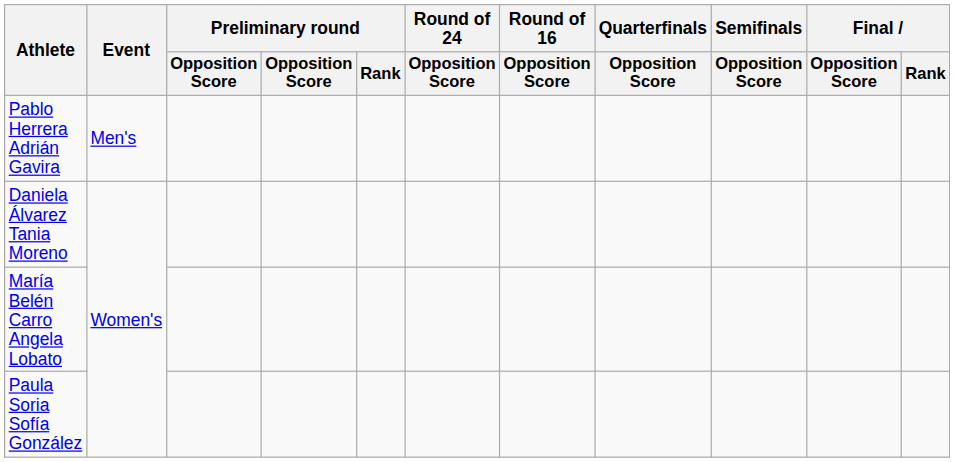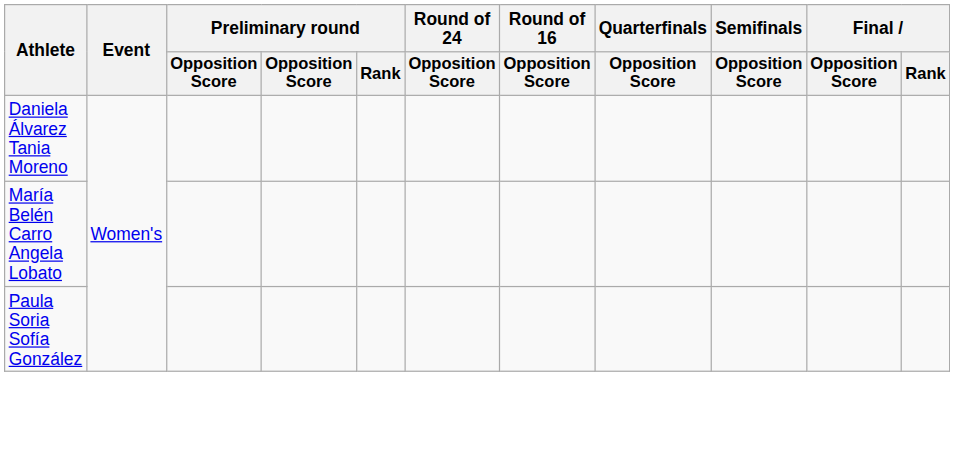- row: (38, 139)
